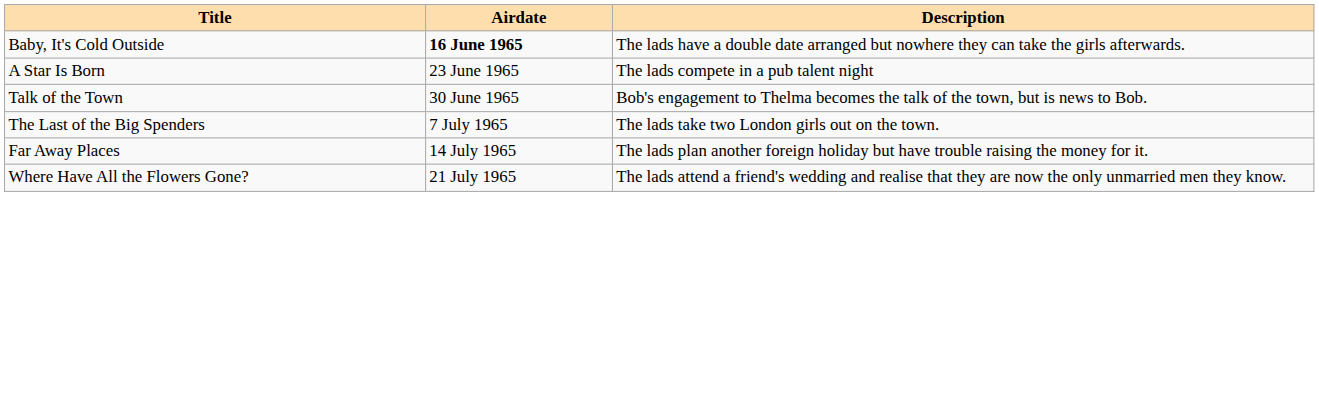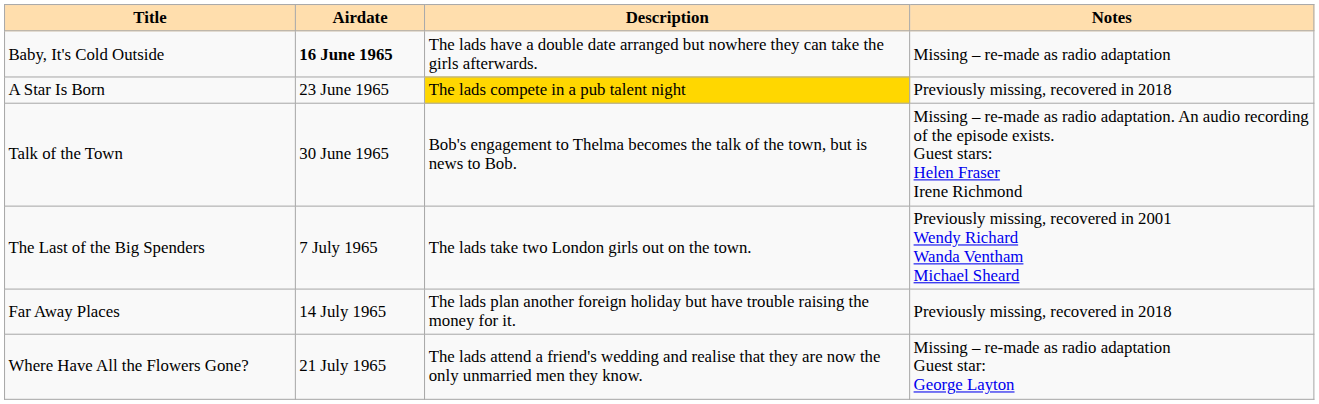+ column: (1112, 17)
(745, 71) no background -> (557, 90) gold background
